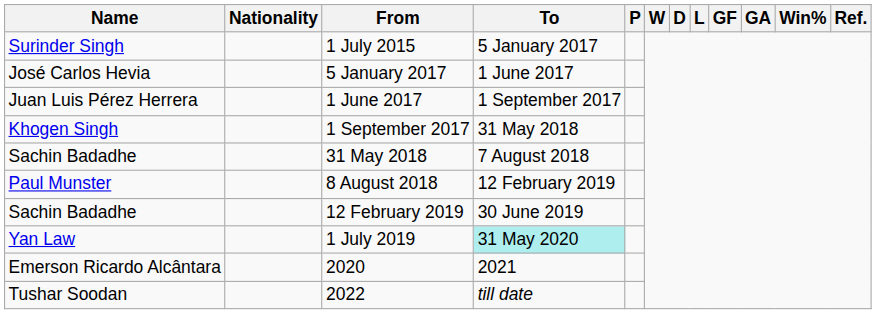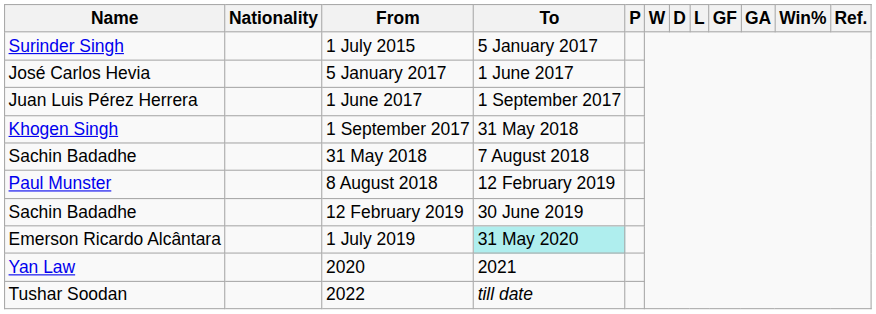(42, 239) Yan Law -> (115, 239) Emerson Ricardo Alcântara
(115, 267) Emerson Ricardo Alcântara -> (42, 267) Yan Law
